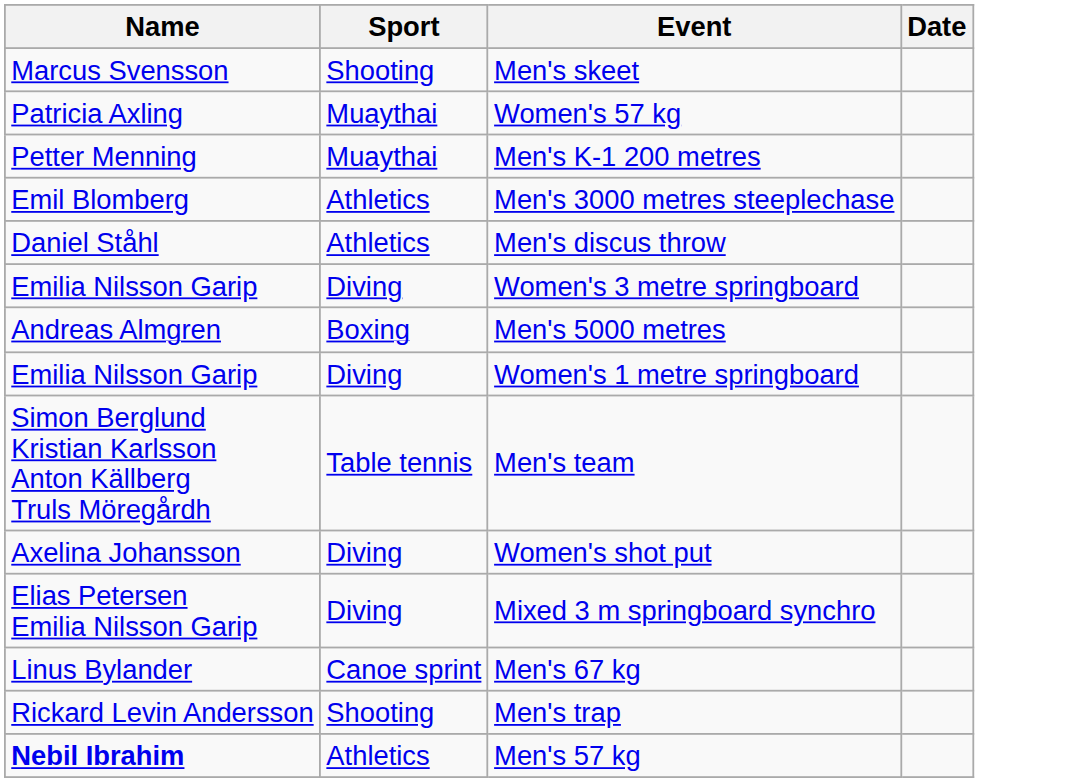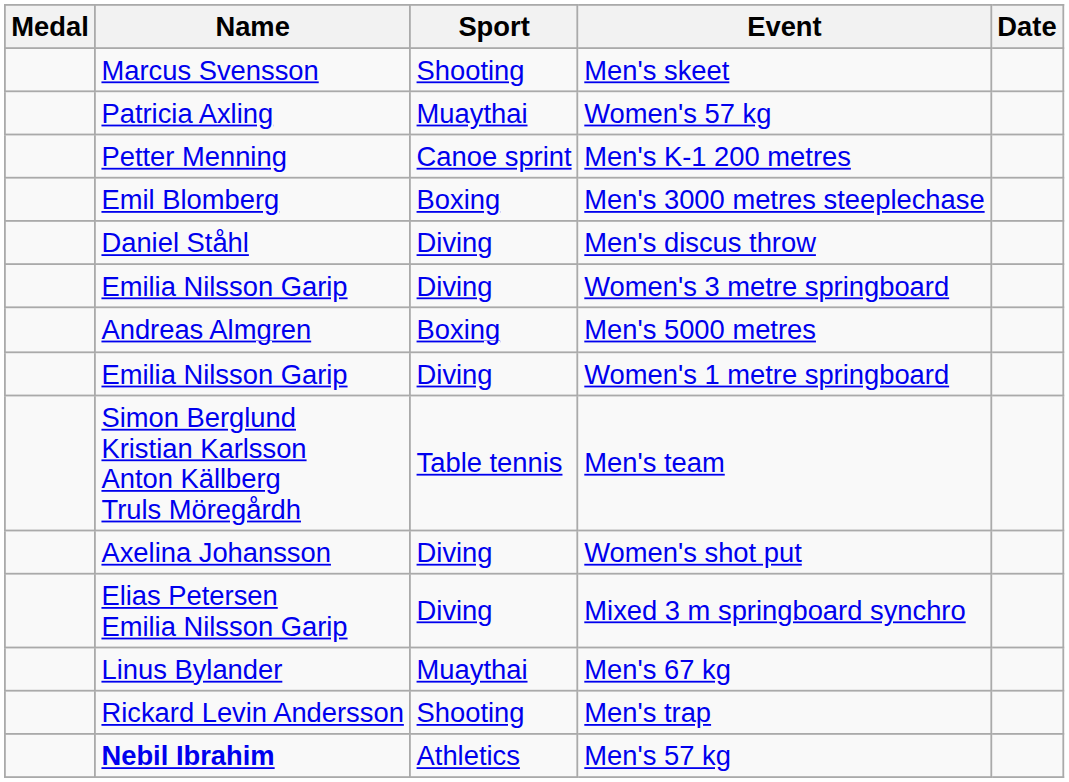+ column: (50, 27)
(382, 157) Muaythai -> (494, 157) Canoe sprint
(378, 200) Athletics -> (458, 200) Boxing
(378, 243) Athletics -> (455, 243) Diving
(404, 669) Canoe sprint -> (472, 669) Muaythai
